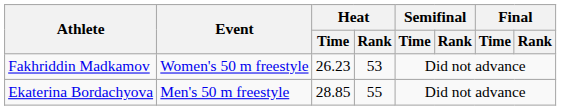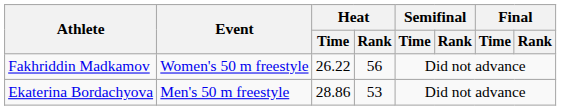(333, 67) 26.23 -> (333, 67) 26.22
(375, 67) 53 -> (375, 67) 56
(333, 92) 28.85 -> (333, 92) 28.86
(375, 92) 55 -> (375, 92) 53
